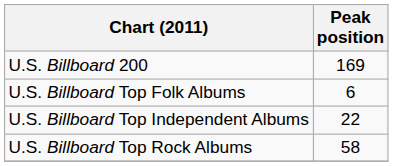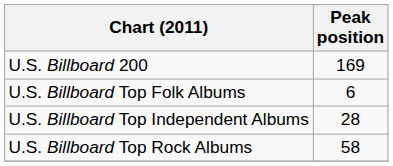(350, 119) 22 -> (350, 119) 28
